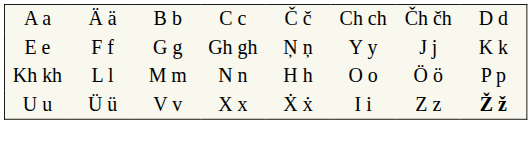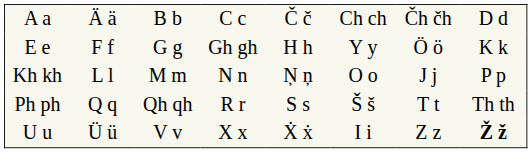(298, 47) Ņ ņ -> (298, 47) H h
(428, 47) J j -> (428, 47) Ö ö
(298, 76) H h -> (298, 76) Ņ ņ
(428, 76) Ö ö -> (428, 76) J j
+ row: (37, 104)
